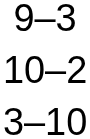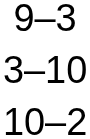rows swapped: (45, 122) <-> (45, 70)
